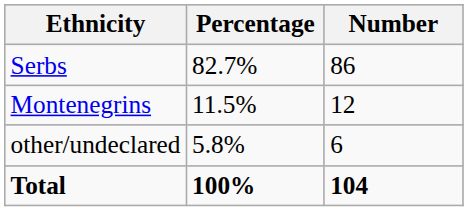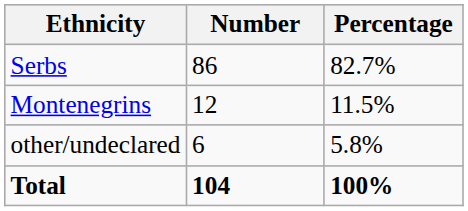columns swapped: (393, 24) <-> (255, 24)
